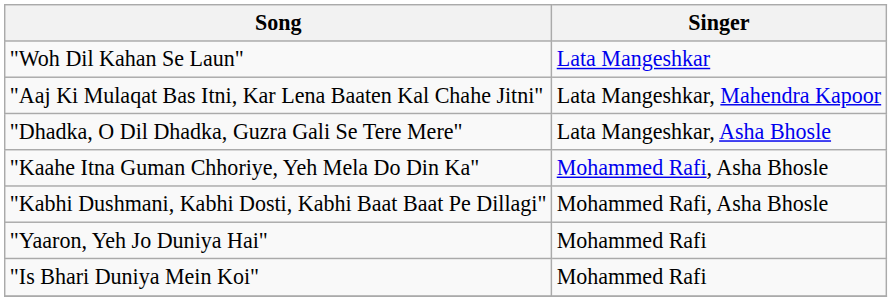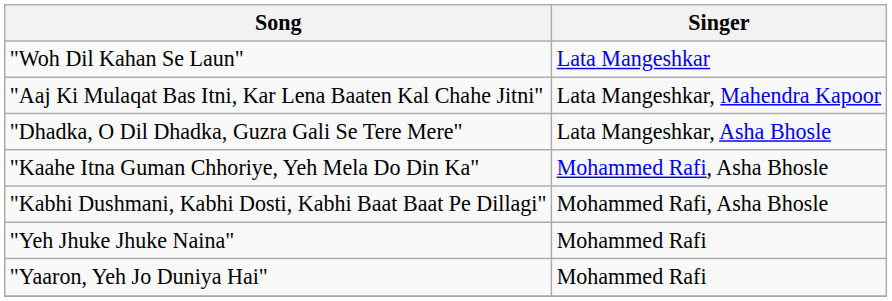+ row: (122, 240)
- row: (134, 277)
